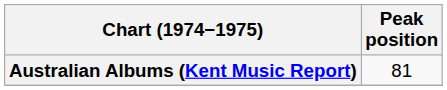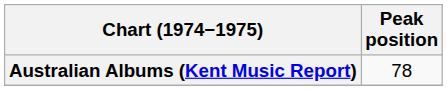(402, 70) 81 -> (402, 70) 78
